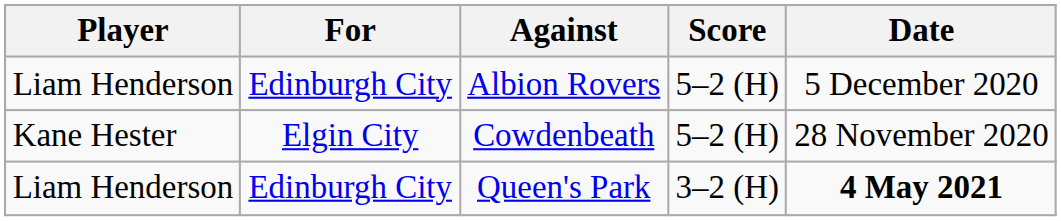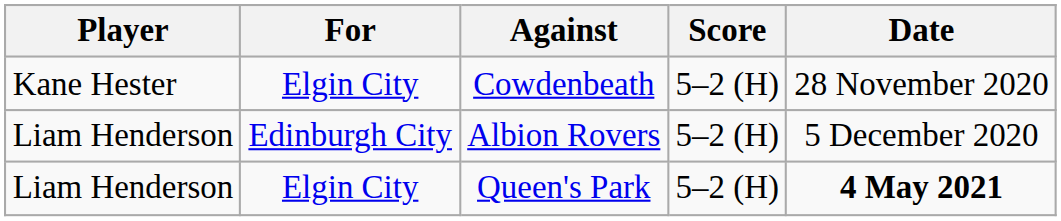rows swapped: (564, 135) <-> (564, 82)
(350, 187) Edinburgh City -> (350, 187) Elgin City
(727, 187) 3–2 (H) -> (727, 187) 5–2 (H)
